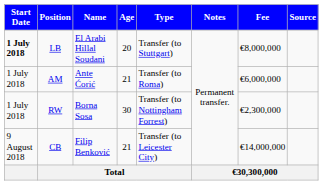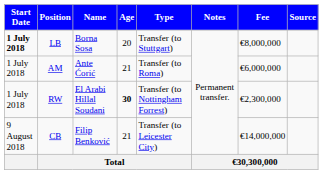(90, 48) El Arabi Hillal Soudani -> (86, 43) Borna Sosa
(86, 110) Borna Sosa -> (90, 100) El Arabi Hillal Soudani
(127, 110) normal -> (127, 100) bold
